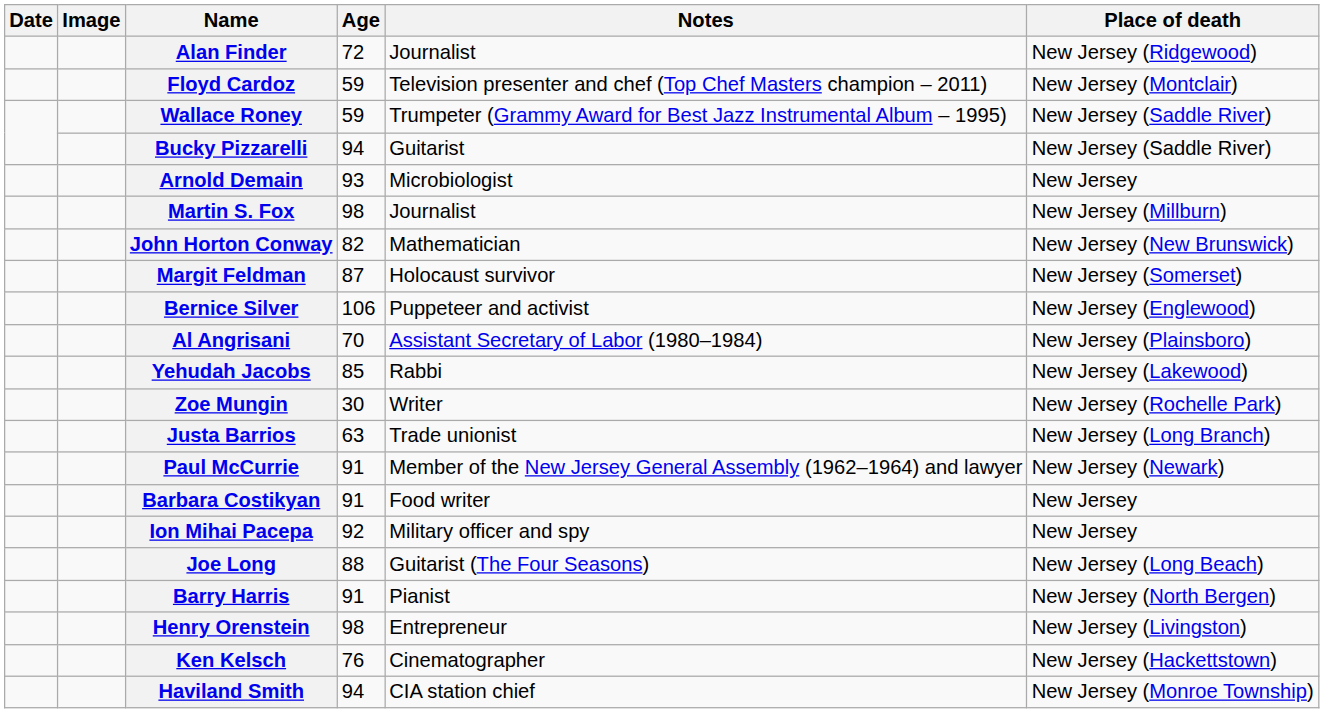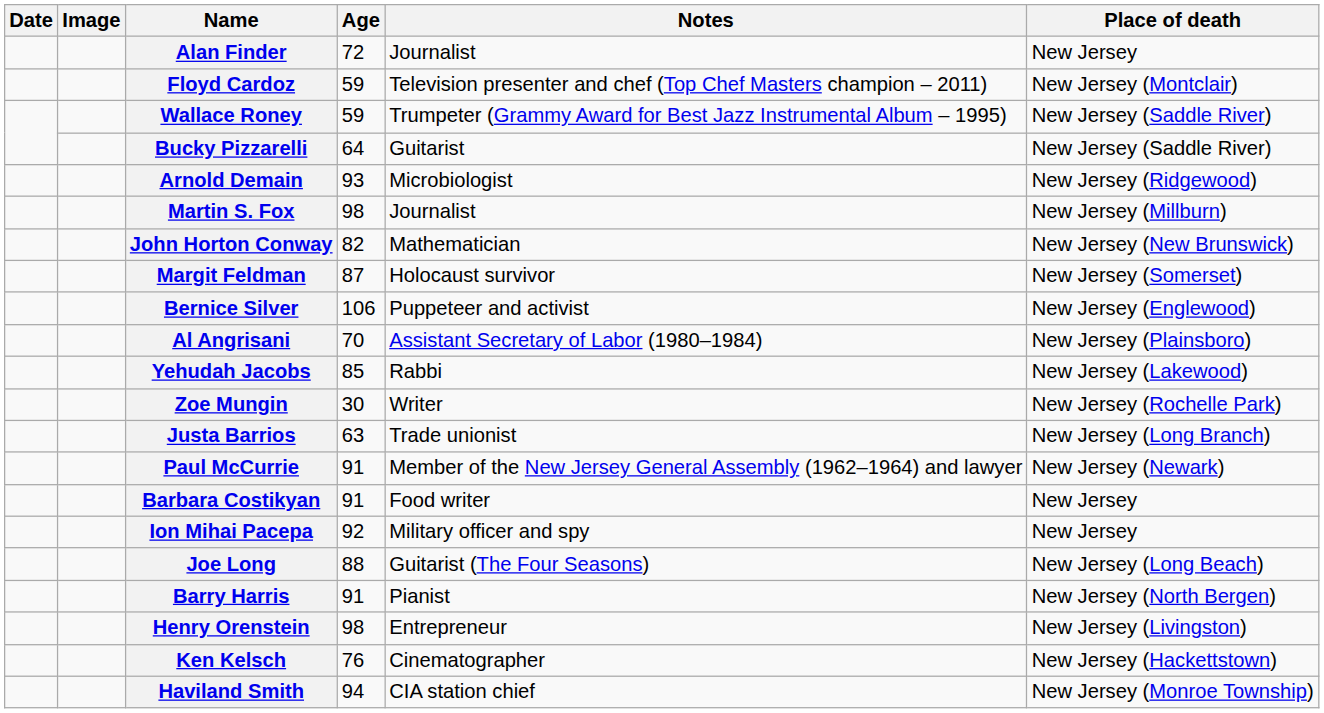(1144, 52) New Jersey (Ridgewood) -> (1084, 52) New Jersey
(353, 148) 94 -> (353, 148) 64
(1084, 180) New Jersey -> (1144, 180) New Jersey (Ridgewood)
